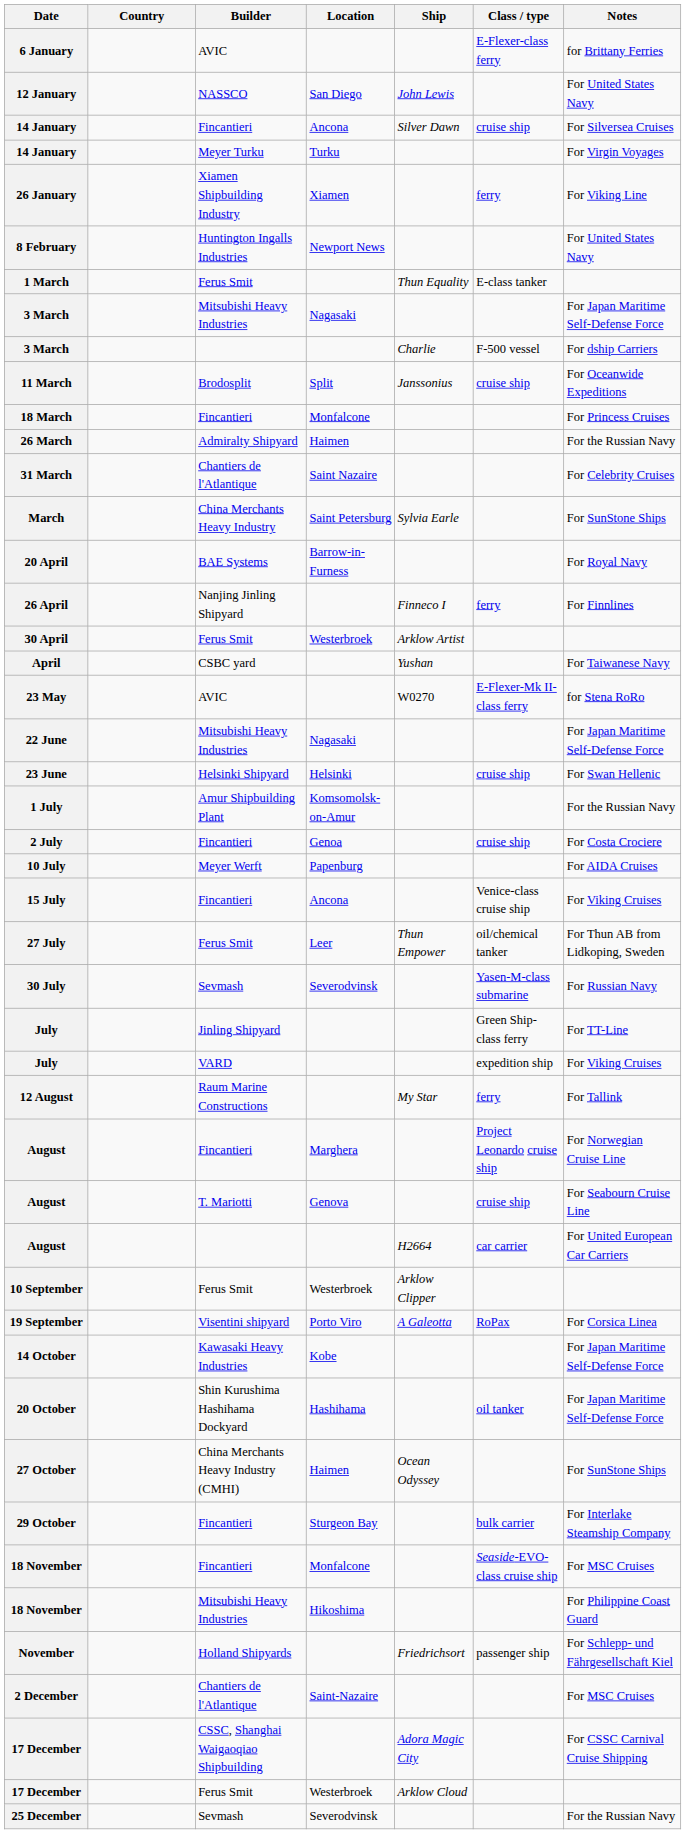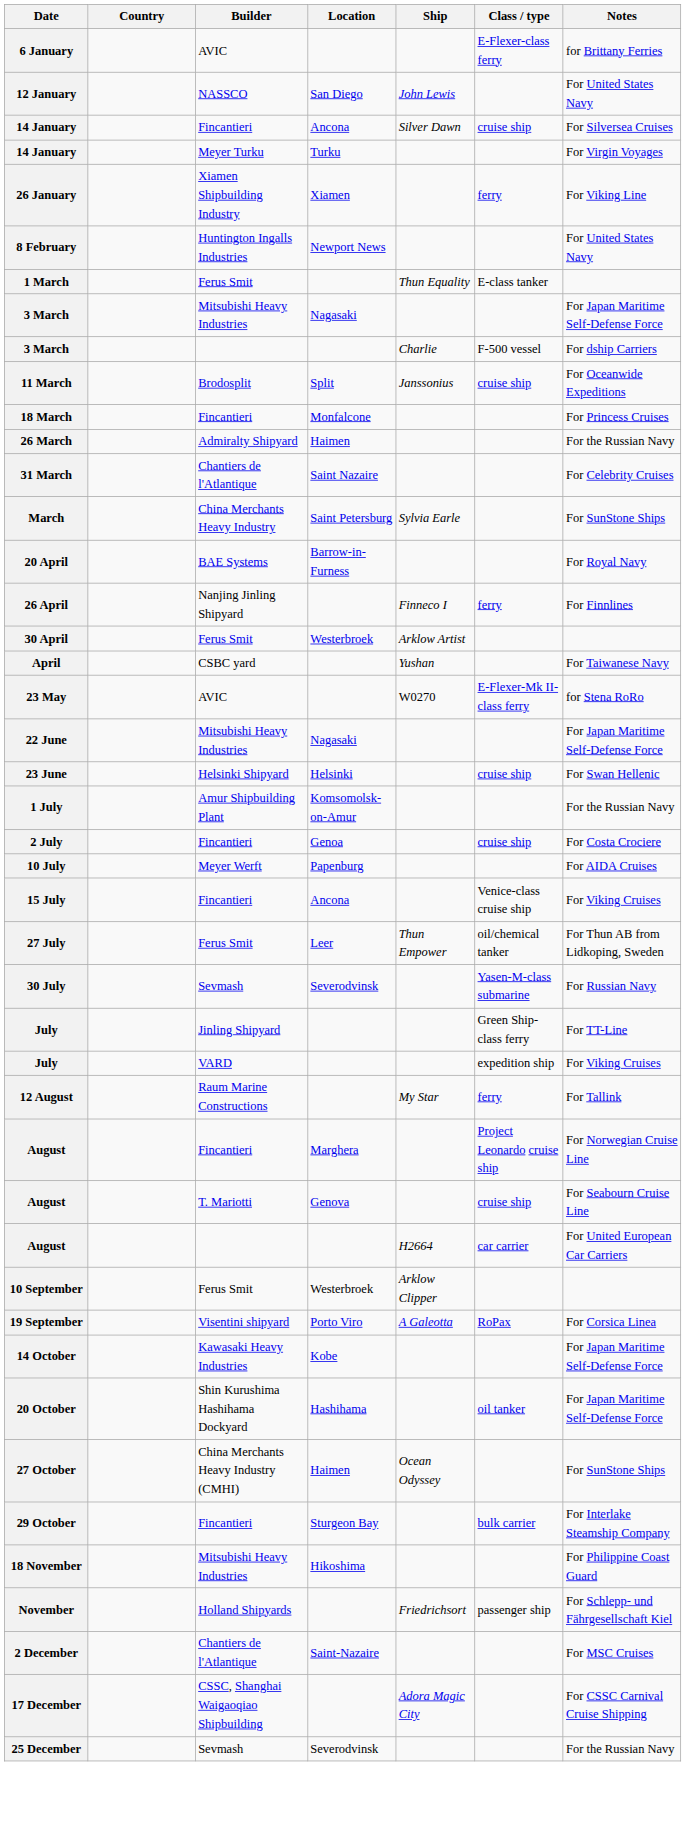- row: (46, 1566)
- row: (46, 1791)
